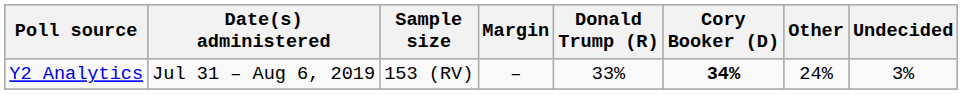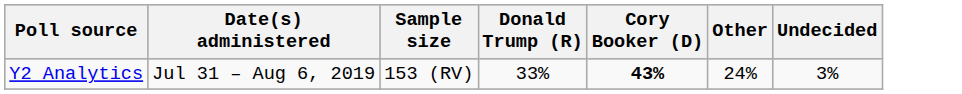- column: (516, 31)
(723, 74) 34% -> (647, 74) 43%
